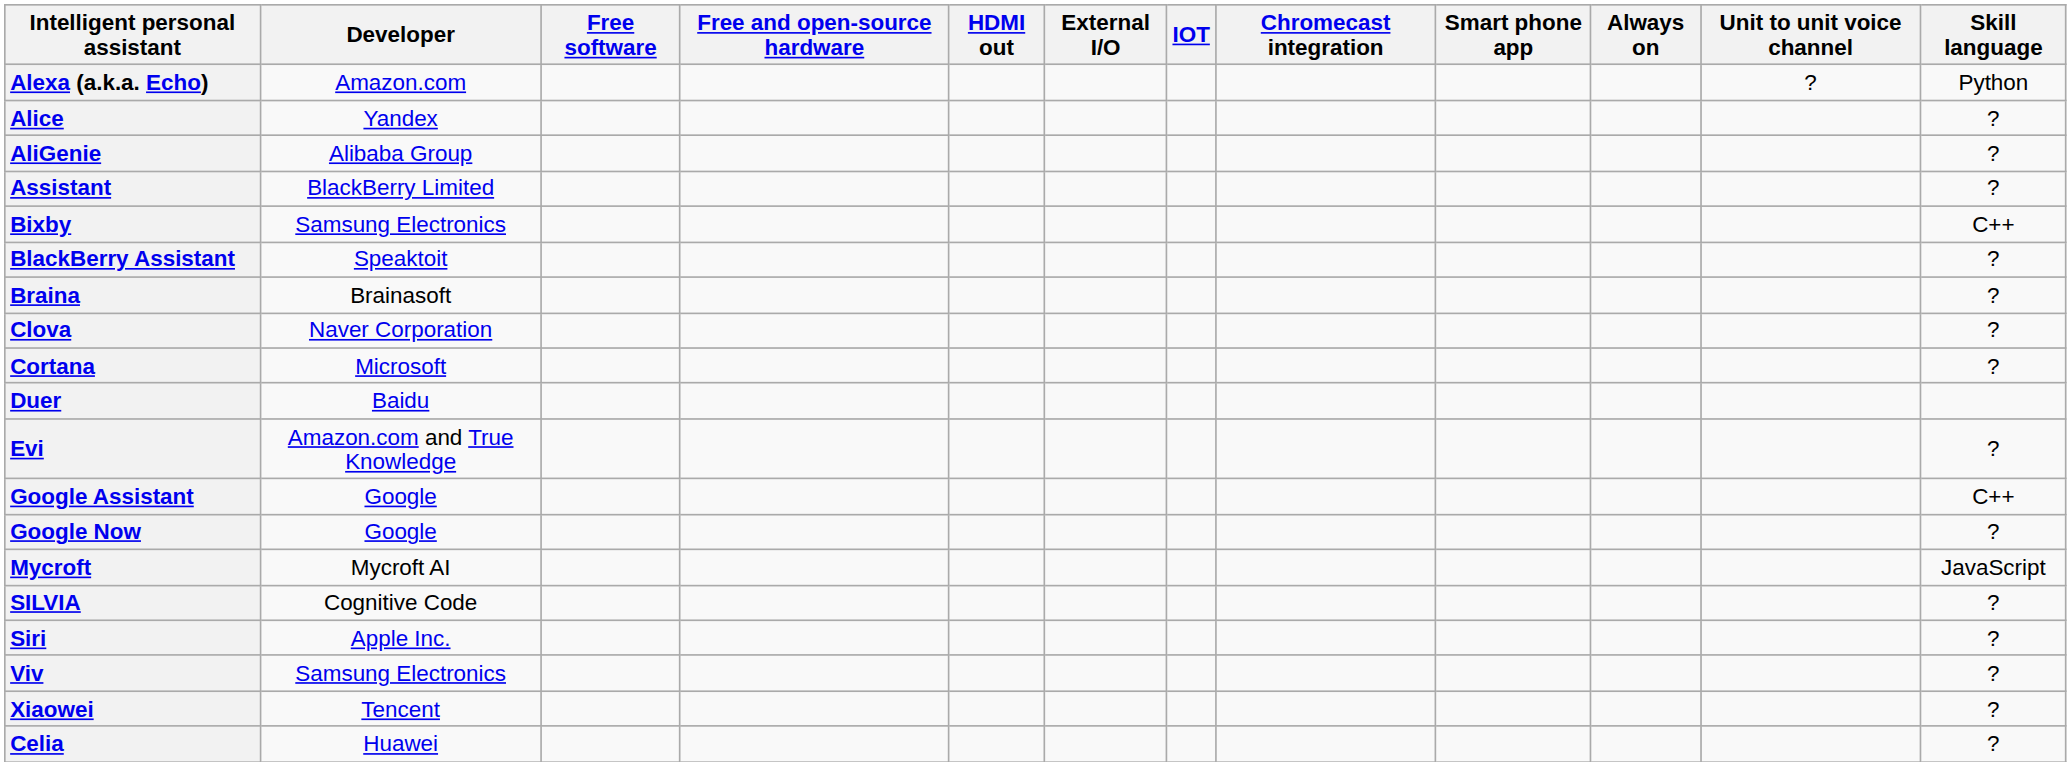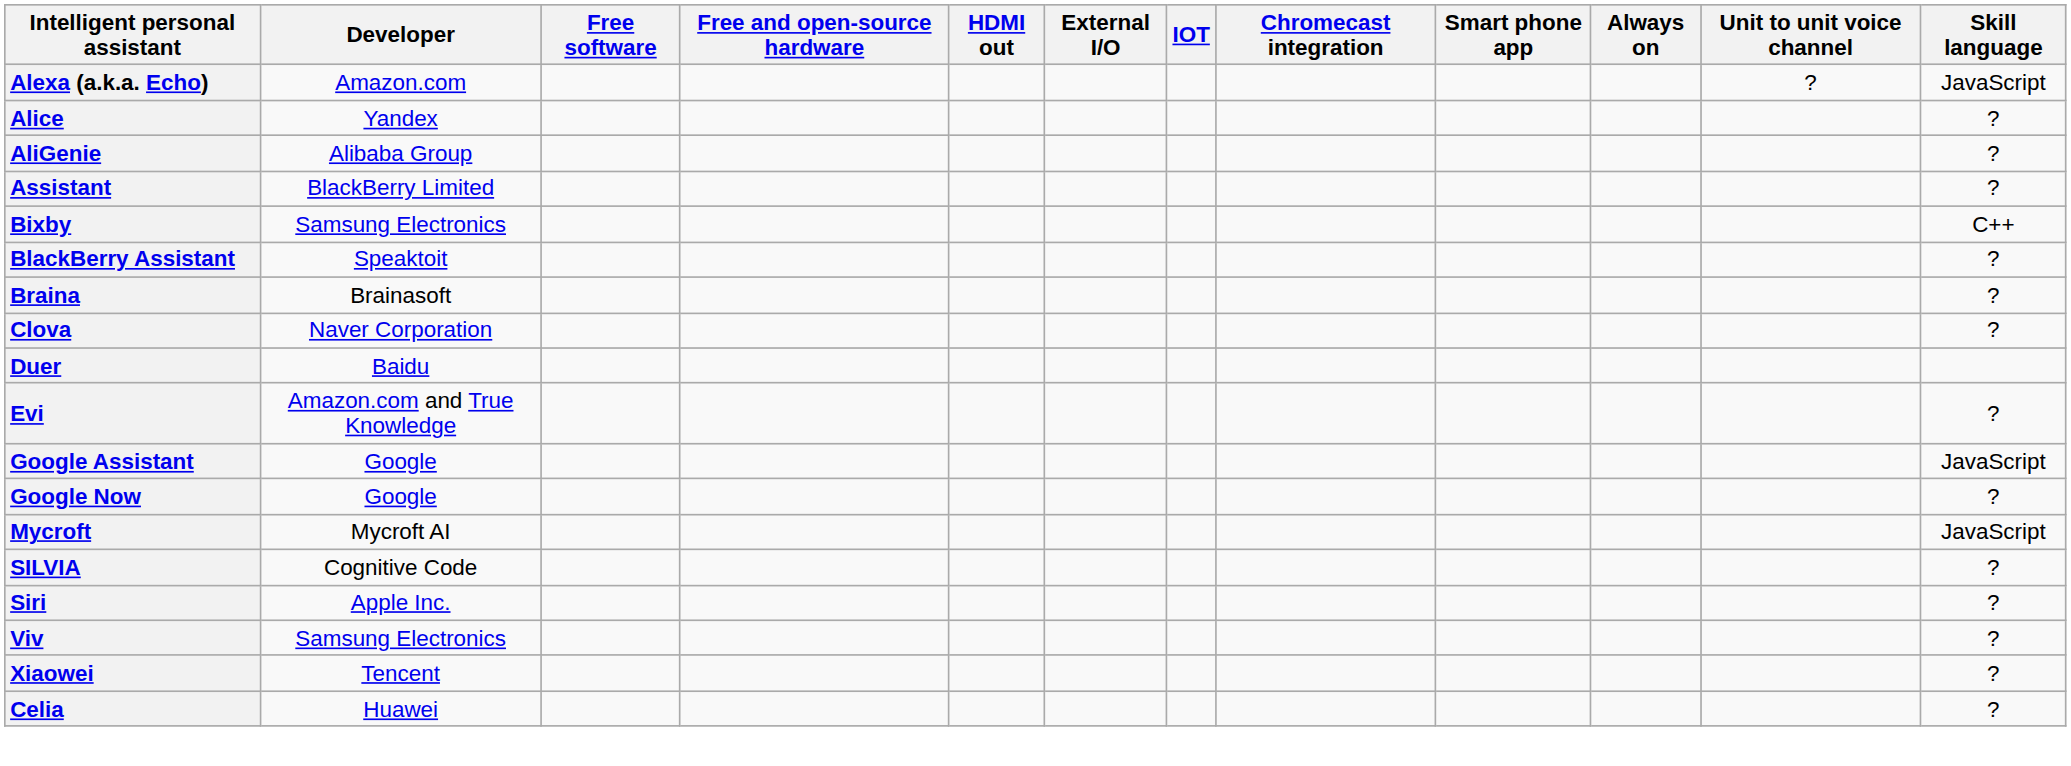(1993, 82) Python -> (1993, 82) JavaScript
- row: (53, 365)
(1993, 496) C++ -> (1993, 461) JavaScript
